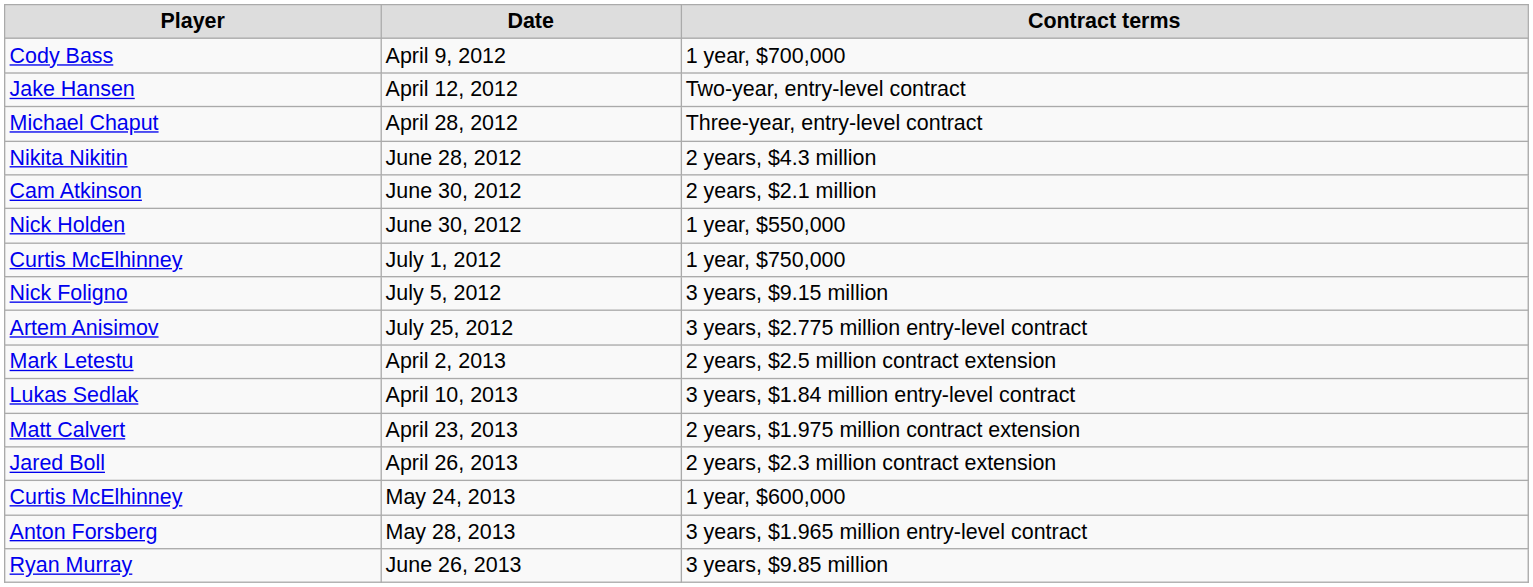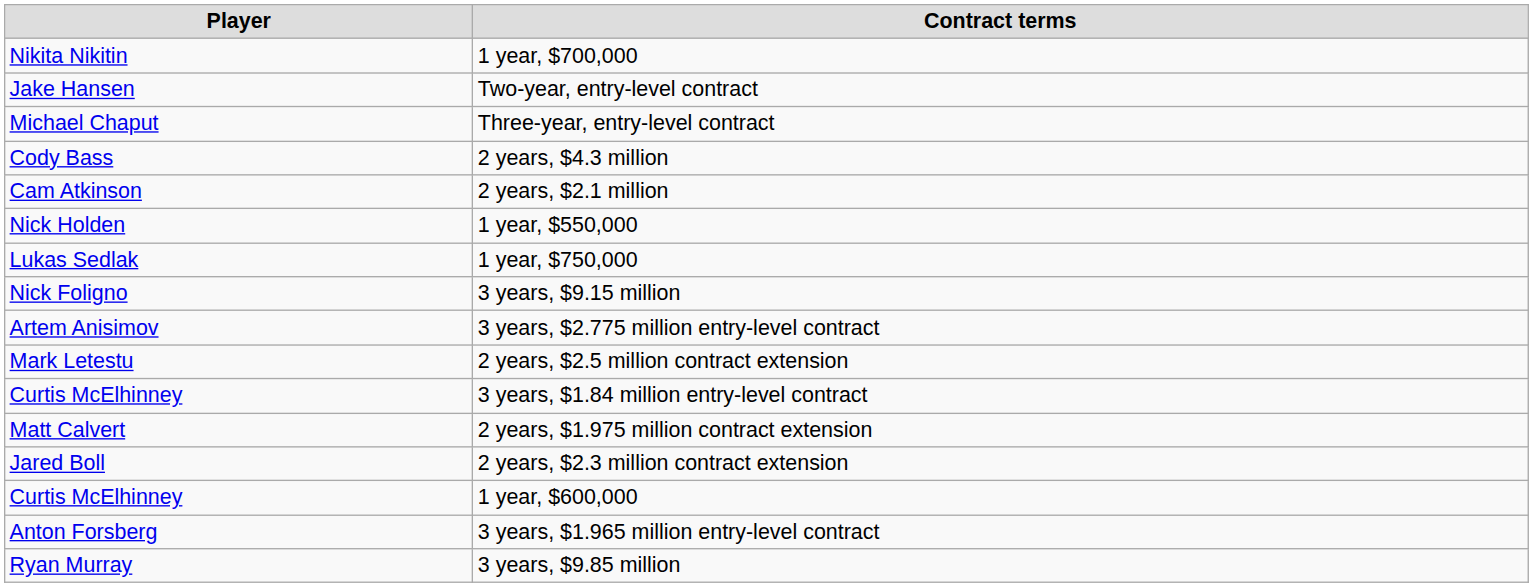- column: (531, 21)
(61, 55) Cody Bass -> (69, 55) Nikita Nikitin
(69, 157) Nikita Nikitin -> (61, 157) Cody Bass
(96, 259) Curtis McElhinney -> (74, 259) Lukas Sedlak
(74, 395) Lukas Sedlak -> (96, 395) Curtis McElhinney
